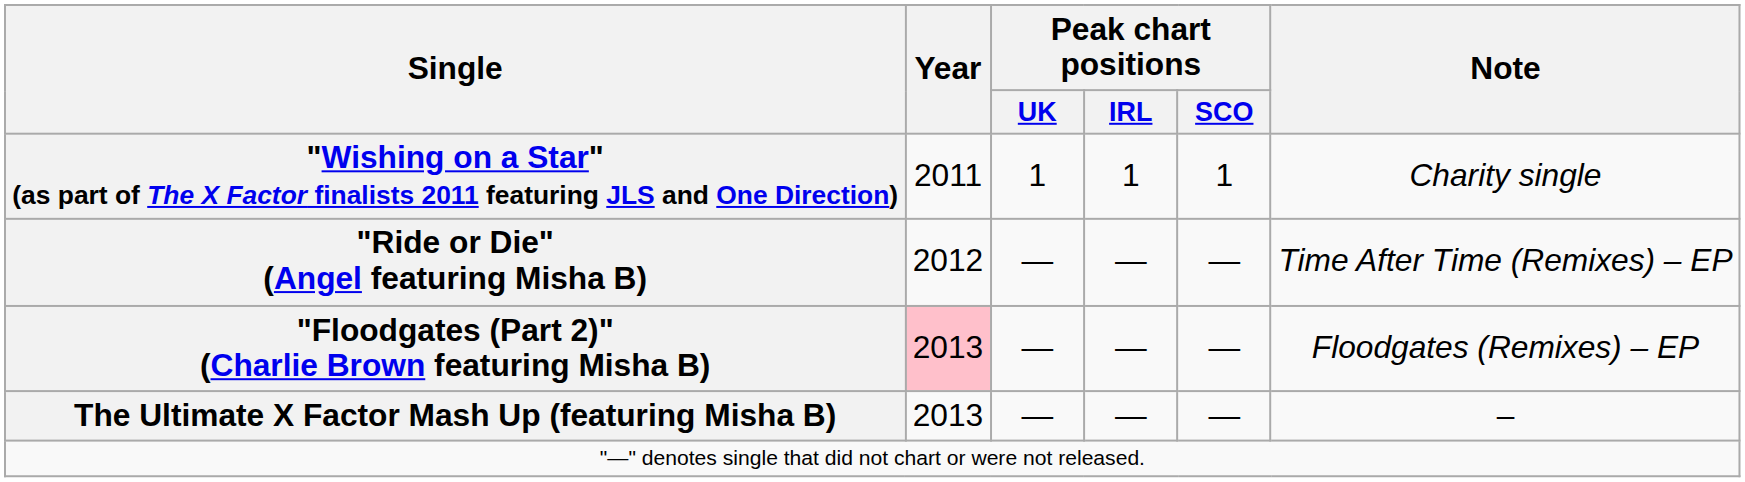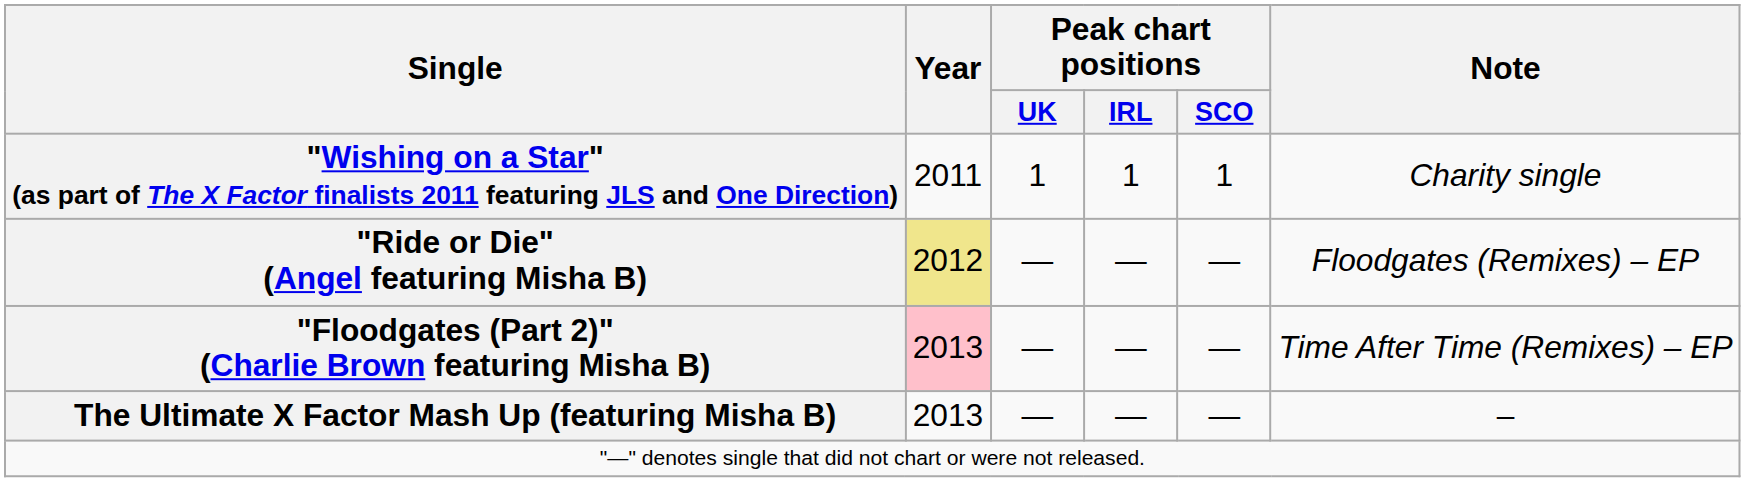(948, 261) no background -> (948, 261) khaki background
(1505, 261) Time After Time (Remixes) – EP -> (1505, 261) Floodgates (Remixes) – EP
(1505, 347) Floodgates (Remixes) – EP -> (1505, 347) Time After Time (Remixes) – EP
